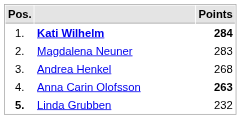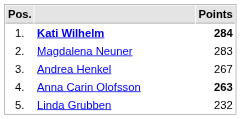(223, 69) 268 -> (223, 69) 267
(20, 105) bold -> (20, 105) normal
